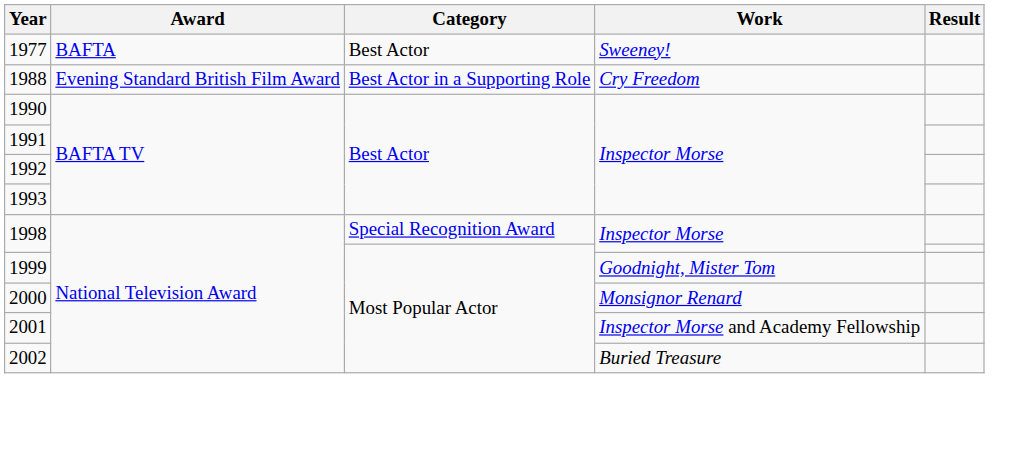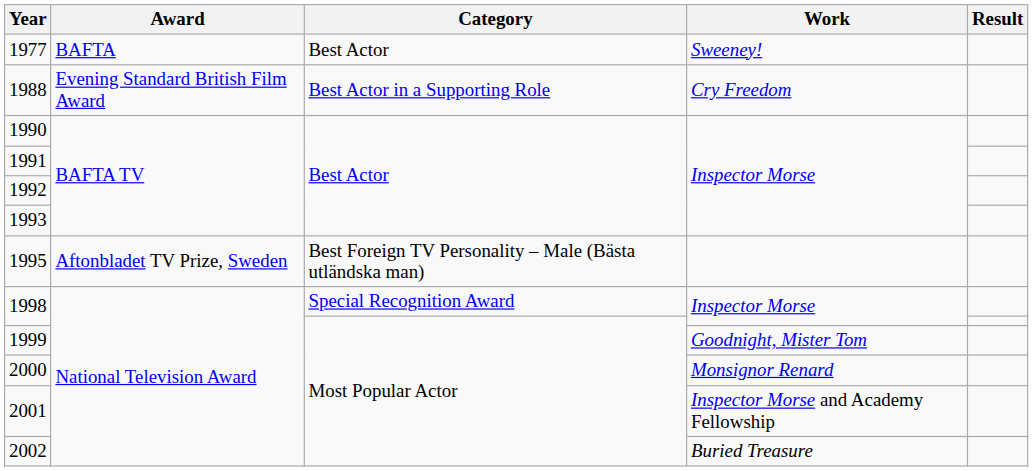+ row: (28, 260)
